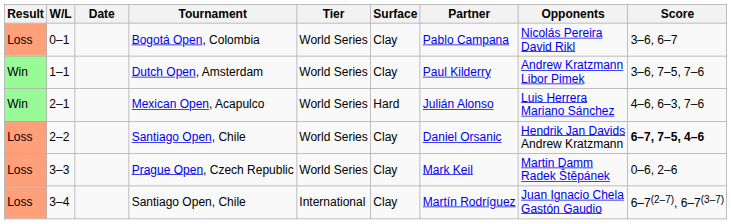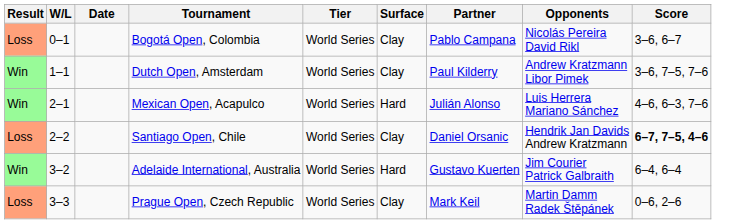+ row: (59, 169)
- row: (59, 202)
